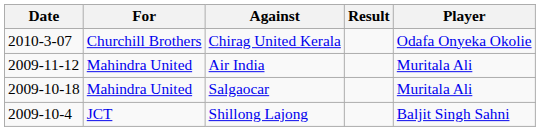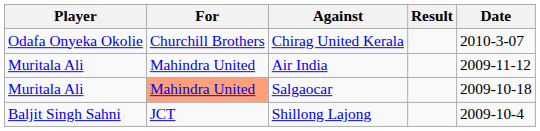columns swapped: (464, 16) <-> (44, 16)
(139, 89) no background -> (203, 89) lightsalmon background
